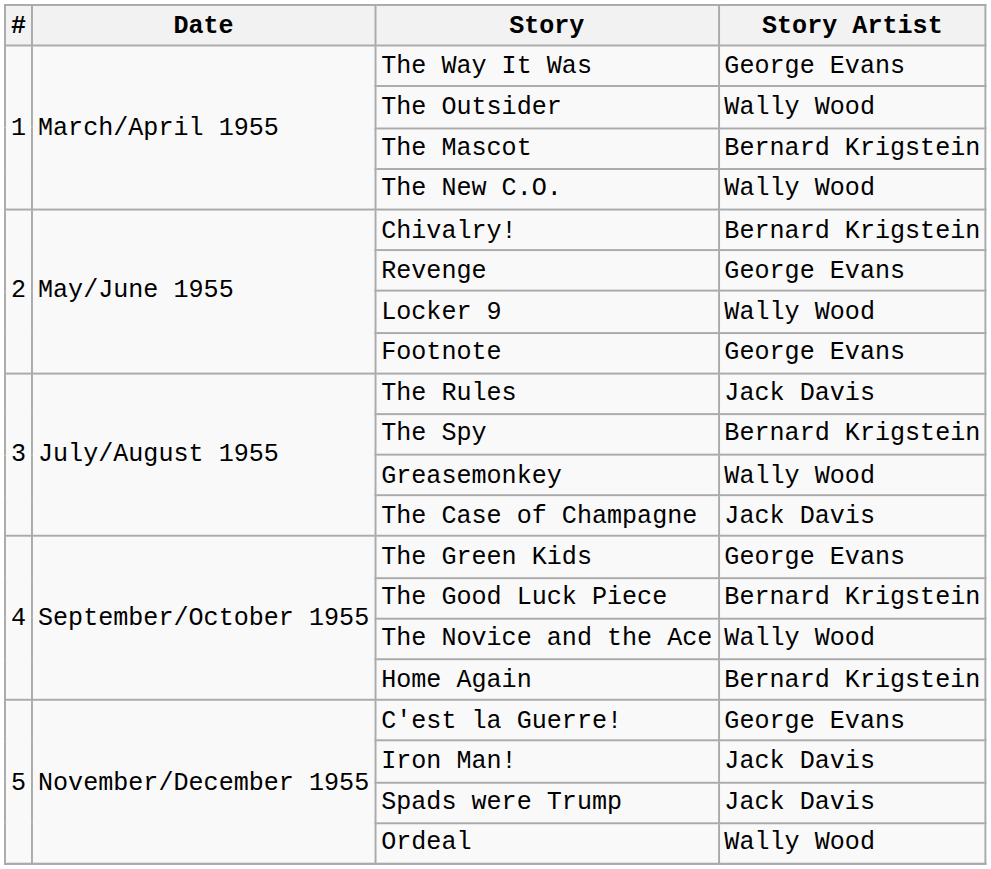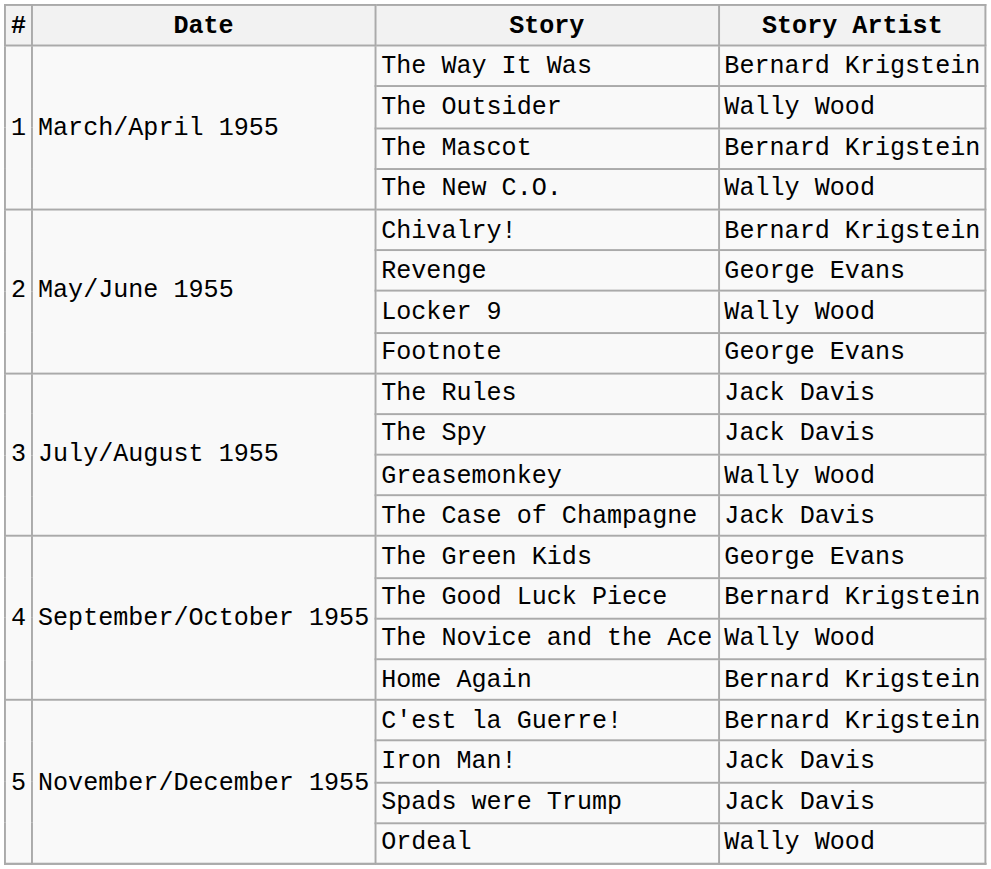(815, 66) George Evans -> (852, 66) Bernard Krigstein
(852, 434) Bernard Krigstein -> (800, 434) Jack Davis
(815, 721) George Evans -> (852, 721) Bernard Krigstein
